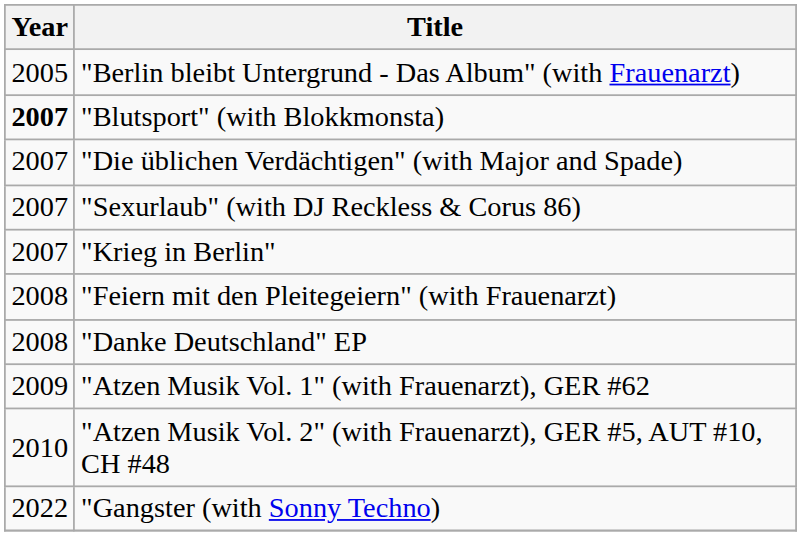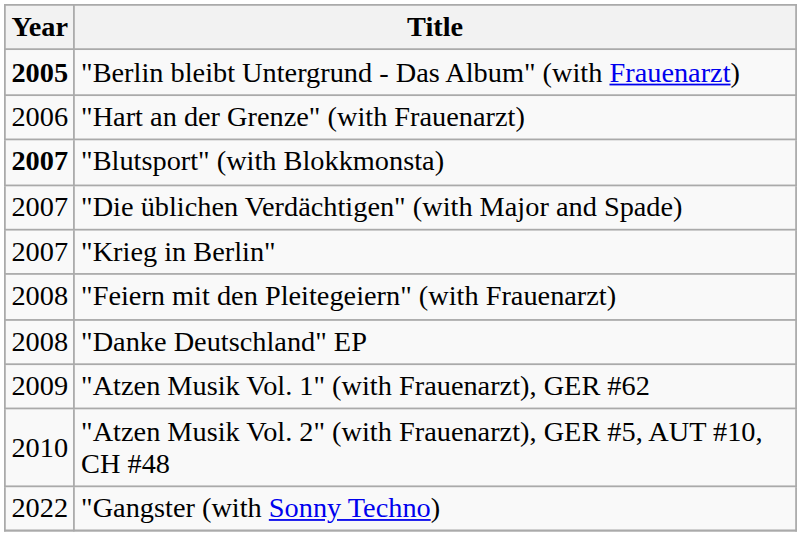(40, 71) normal -> (40, 71) bold
+ row: (303, 116)
- row: (331, 206)
